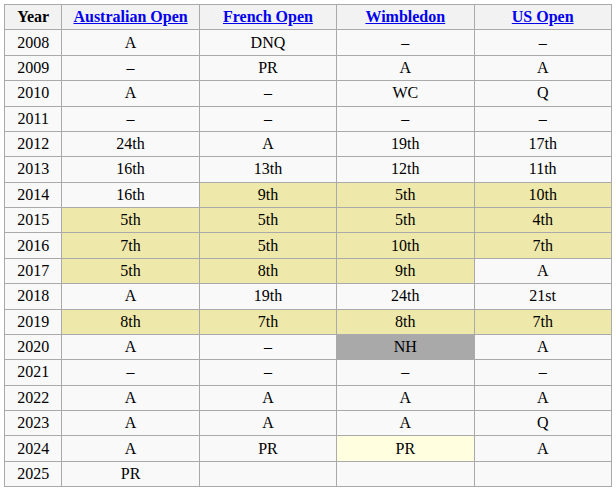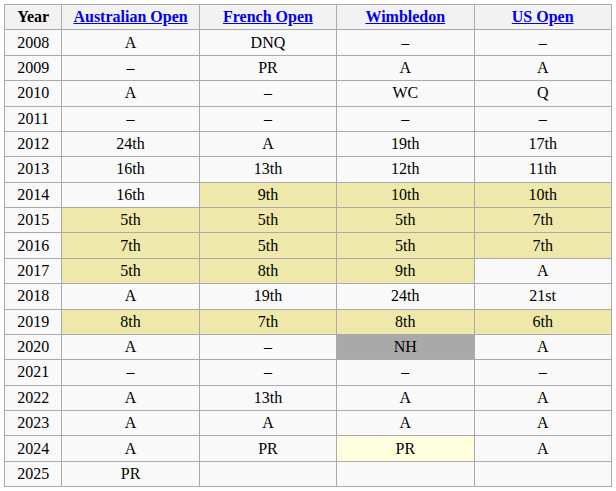(405, 194) 5th -> (405, 194) 10th
(543, 220) 4th -> (543, 220) 7th
(405, 245) 10th -> (405, 245) 5th
(543, 321) 7th -> (543, 321) 6th
(268, 397) A -> (268, 397) 13th
(543, 423) Q -> (543, 423) A
